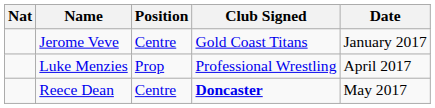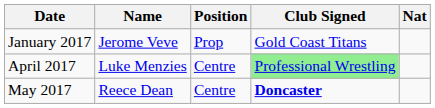columns swapped: (20, 16) <-> (385, 16)
(156, 41) Centre -> (209, 41) Prop
(150, 66) Prop -> (215, 66) Centre
(266, 66) no background -> (325, 66) lightgreen background
